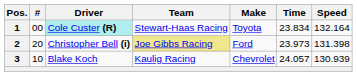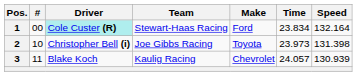(247, 28) Toyota -> (243, 28) Ford
(38, 44) 20 -> (38, 44) 10
(174, 44) khaki background -> (174, 44) no background
(243, 44) Ford -> (247, 44) Toyota
(38, 59) 10 -> (37, 59) 11
